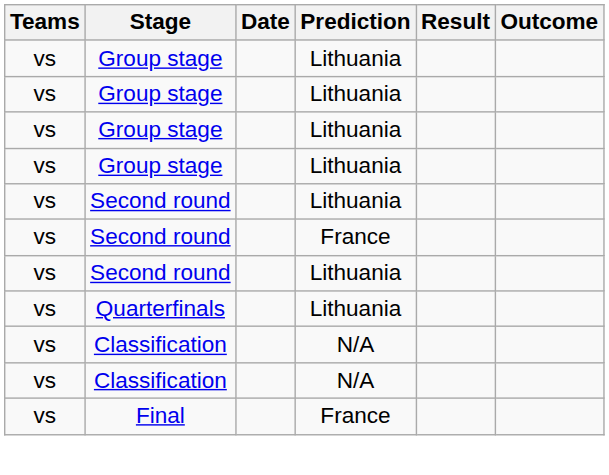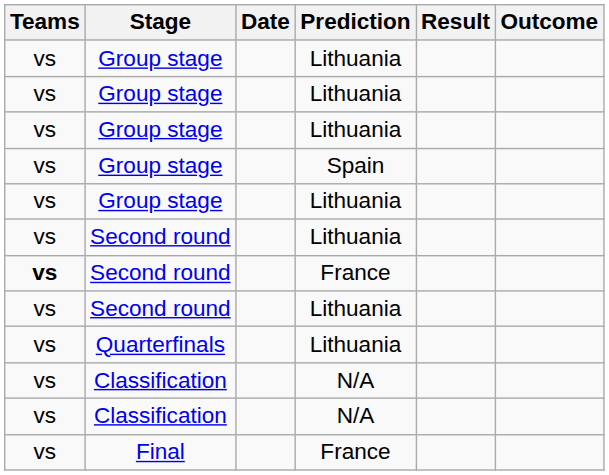+ row: (160, 165)
(45, 237) normal -> (45, 272) bold
